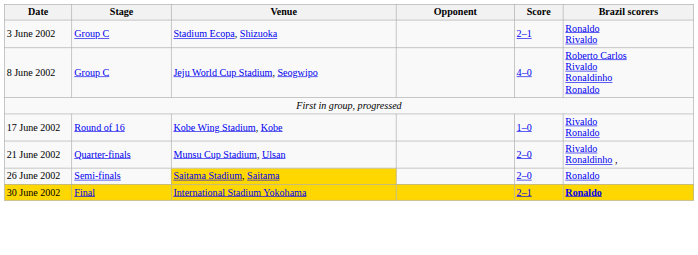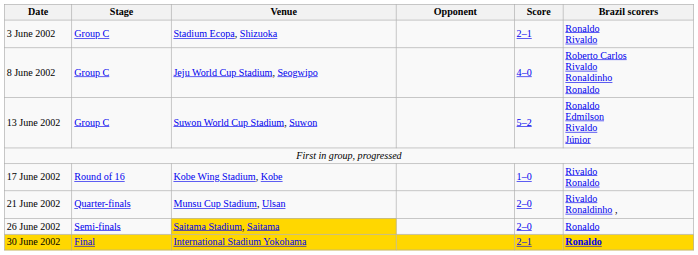+ row: (34, 122)
